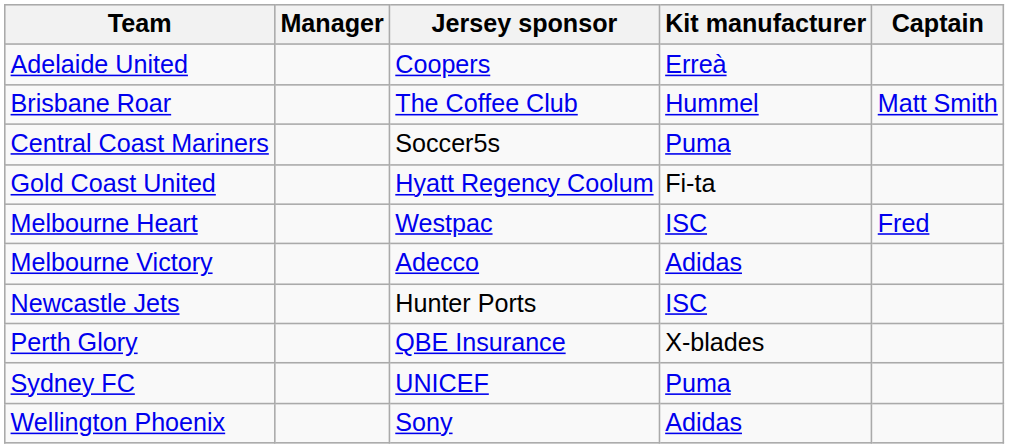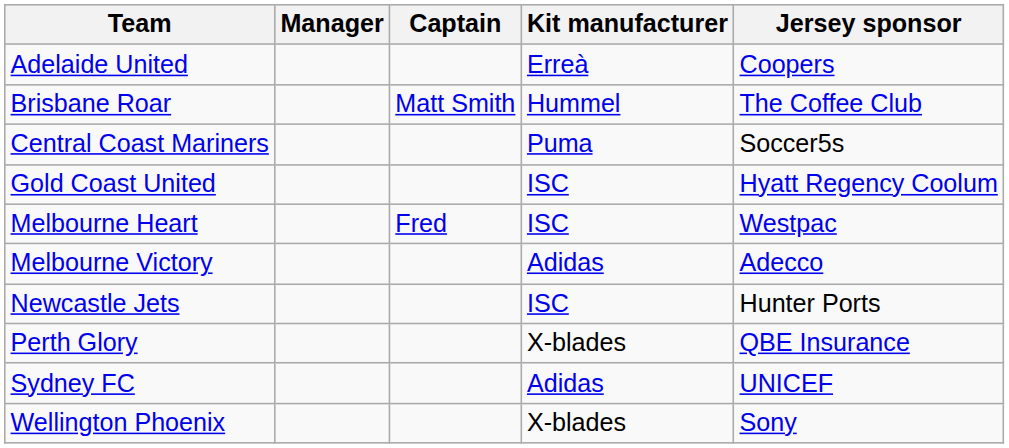columns swapped: (938, 24) <-> (524, 24)
(690, 183) Fi-ta -> (548, 183) ISC
(698, 382) Puma -> (565, 382) Adidas
(704, 422) Adidas -> (577, 422) X-blades
